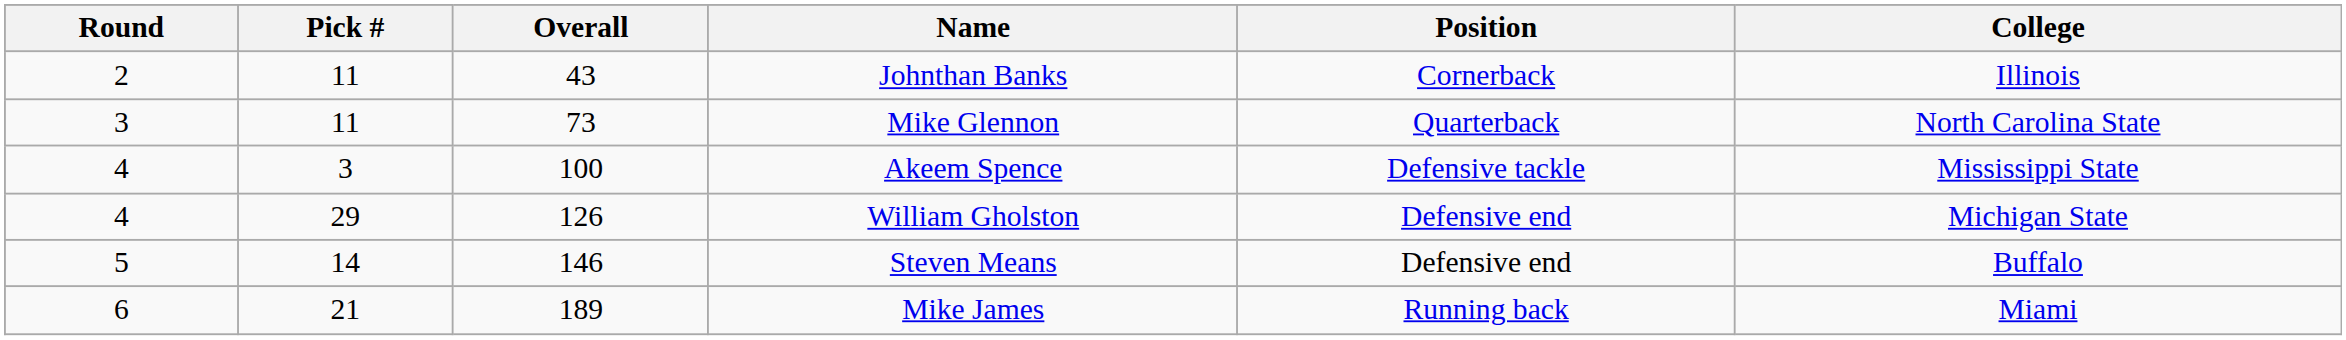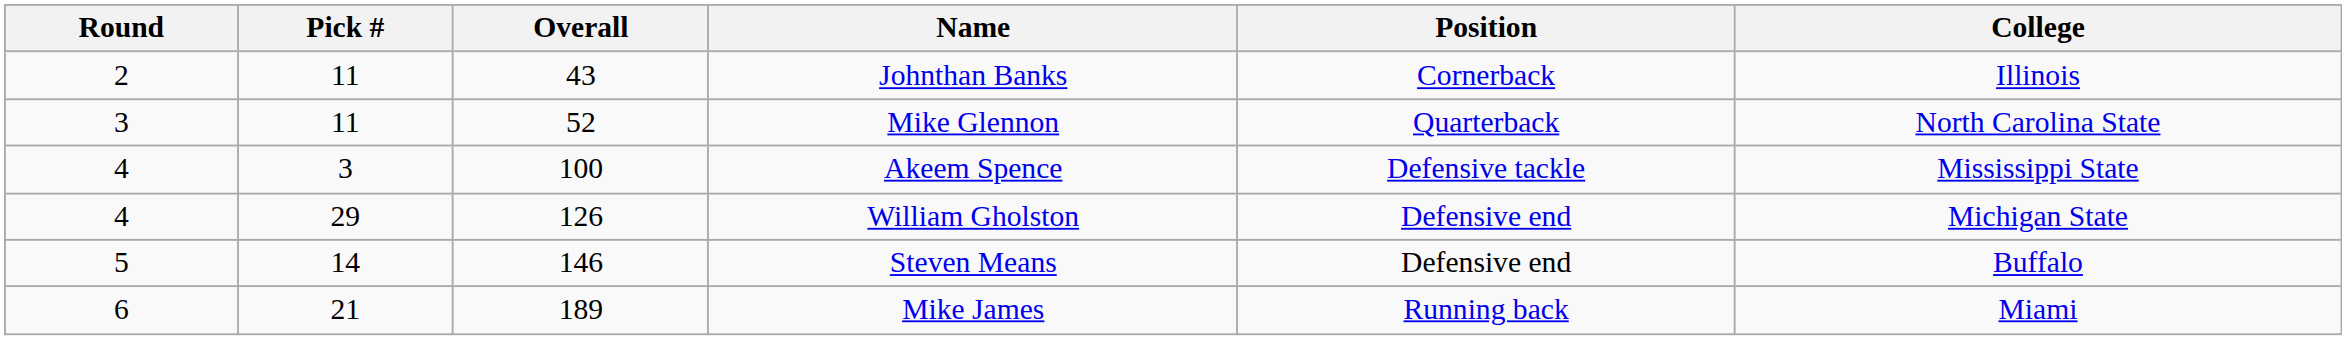(581, 121) 73 -> (581, 121) 52
